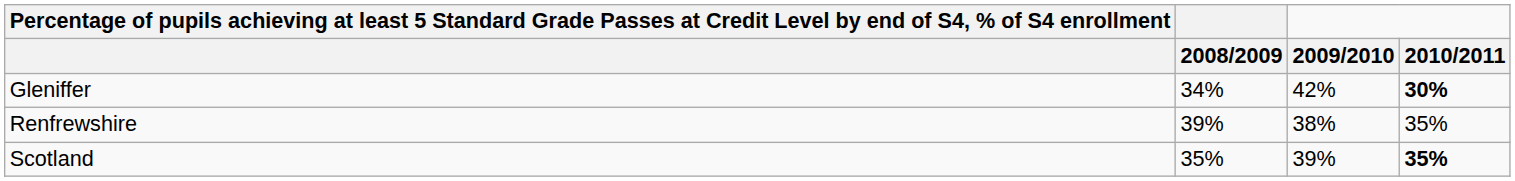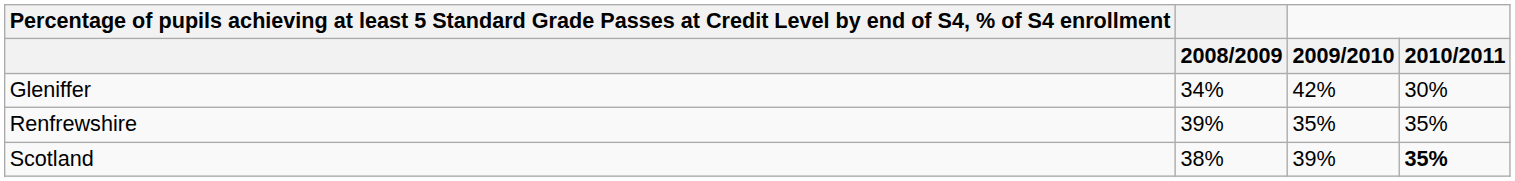(1426, 90) bold -> (1426, 90) normal
(1314, 124) 38% -> (1314, 124) 35%
(1202, 158) 35% -> (1202, 158) 38%
